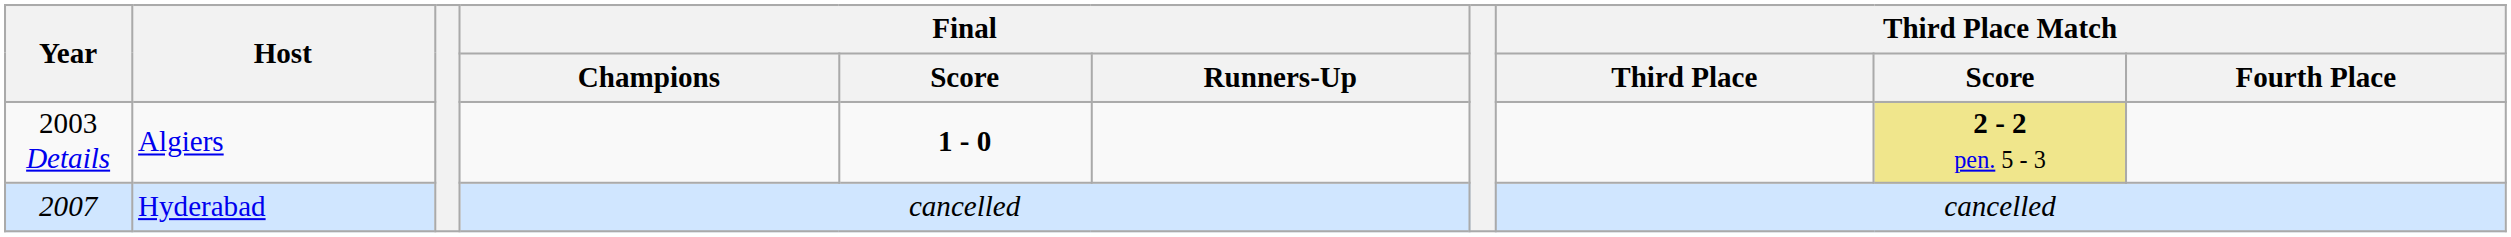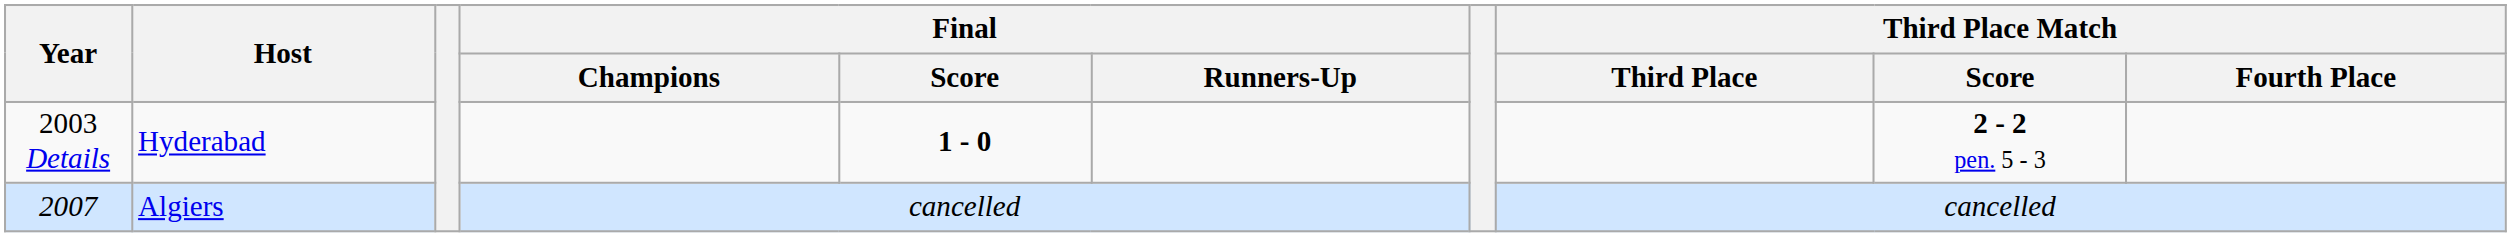(181, 141) Algiers -> (202, 141) Hyderabad
(2000, 141) khaki background -> (2000, 141) no background
(202, 207) Hyderabad -> (181, 207) Algiers
